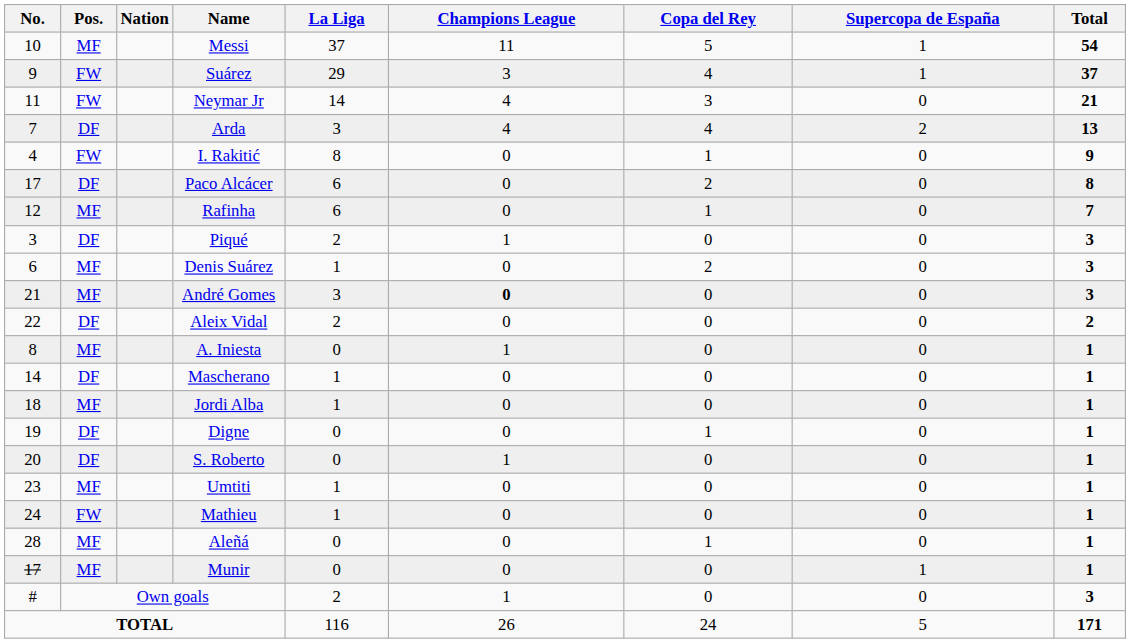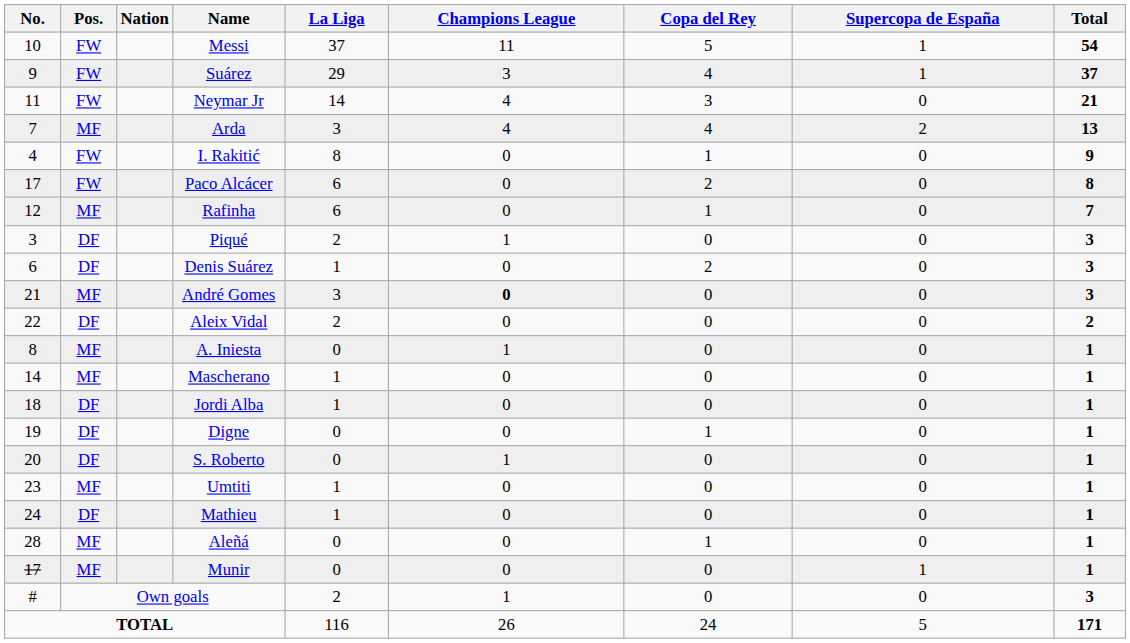(89, 46) MF -> (89, 46) FW
(89, 128) DF -> (89, 128) MF
(89, 183) DF -> (89, 183) FW
(89, 266) MF -> (89, 266) DF
(89, 376) DF -> (89, 376) MF
(89, 404) MF -> (89, 404) DF
(89, 514) FW -> (89, 514) DF
